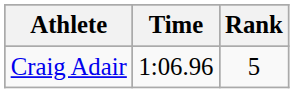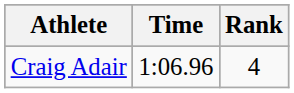(254, 66) 5 -> (254, 66) 4
